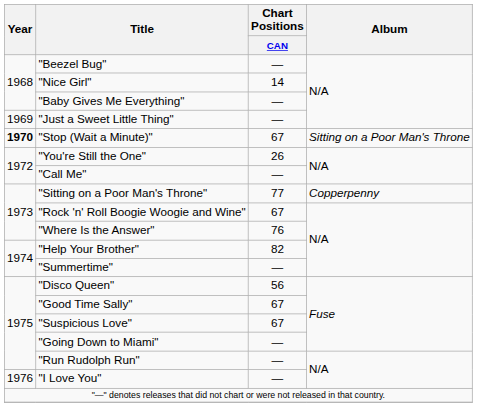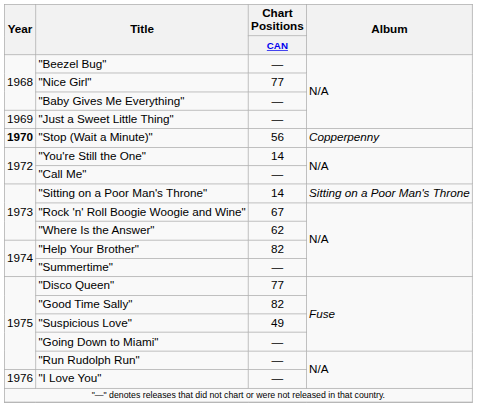(277, 82) 14 -> (277, 82) 77
(277, 138) 67 -> (277, 138) 56
(389, 138) Sitting on a Poor Man's Throne -> (344, 138) Copperpenny
(277, 156) 26 -> (277, 156) 14
(277, 193) 77 -> (277, 193) 14
(344, 193) Copperpenny -> (389, 193) Sitting on a Poor Man's Throne
(277, 230) 76 -> (277, 230) 62
(277, 286) 56 -> (277, 286) 77
(277, 304) 67 -> (277, 304) 82
(277, 323) 67 -> (277, 323) 49
